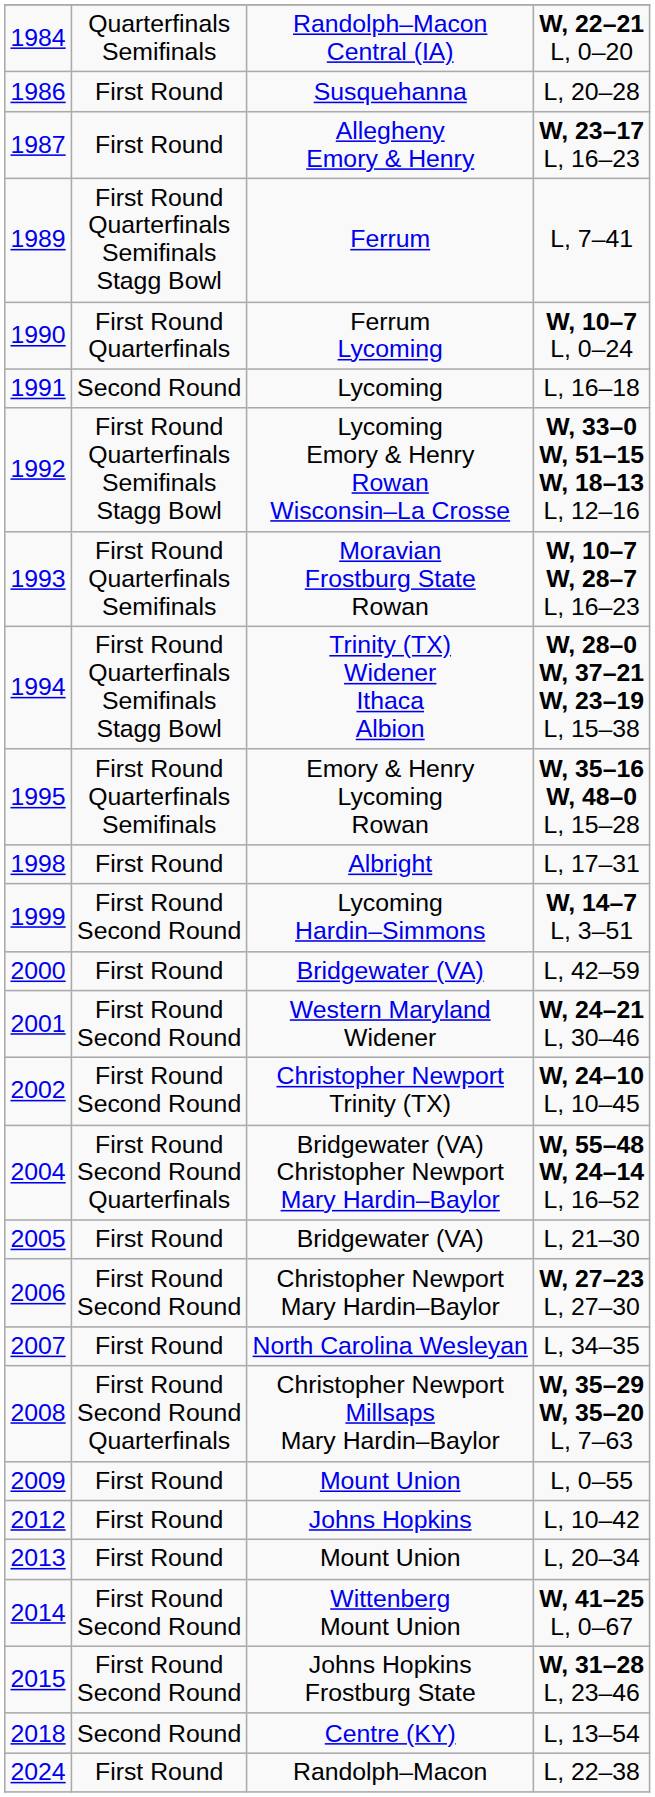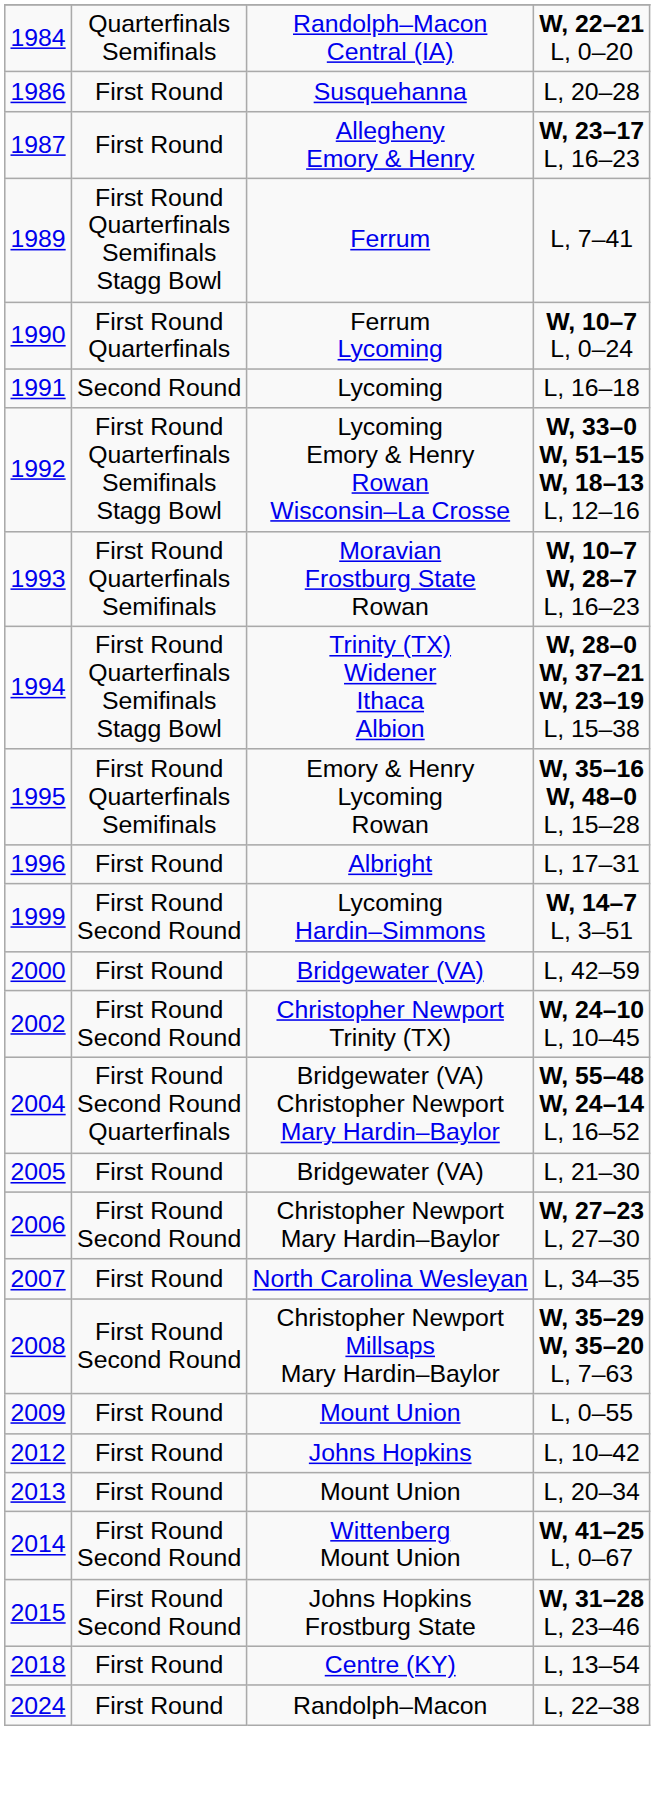(38, 863) 1998 -> (38, 863) 1996
- row: (592, 1023)
(159, 1413) First Round Second Round Quarterfinals -> (159, 1345) First Round Second Round
(159, 1732) Second Round -> (159, 1665) First Round
